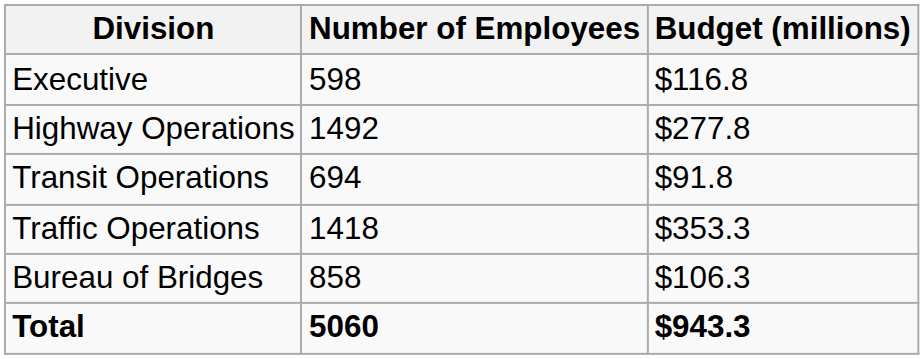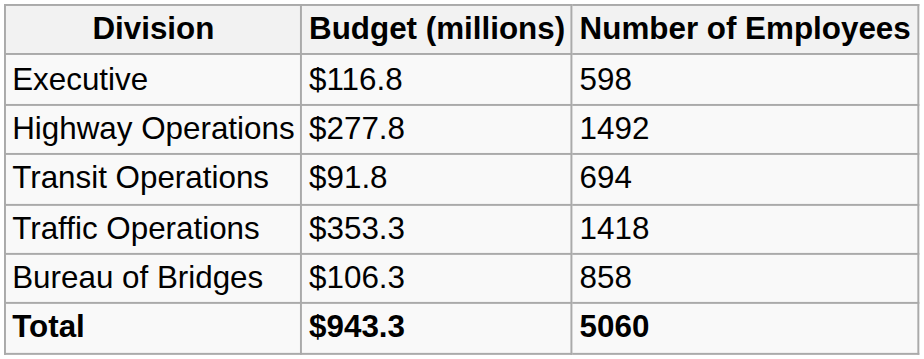columns swapped: (475, 29) <-> (783, 29)
